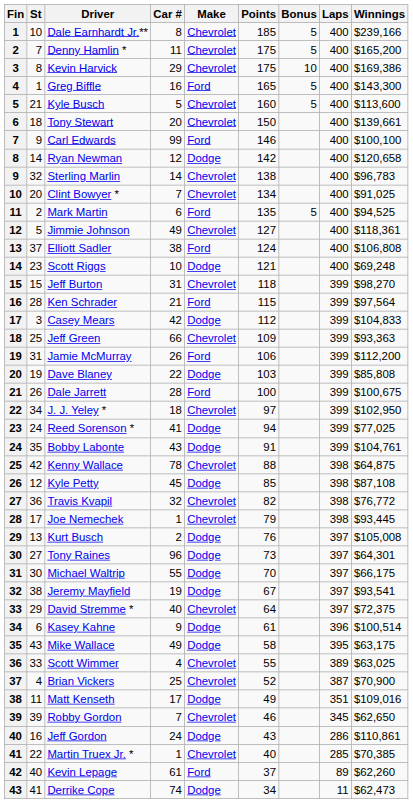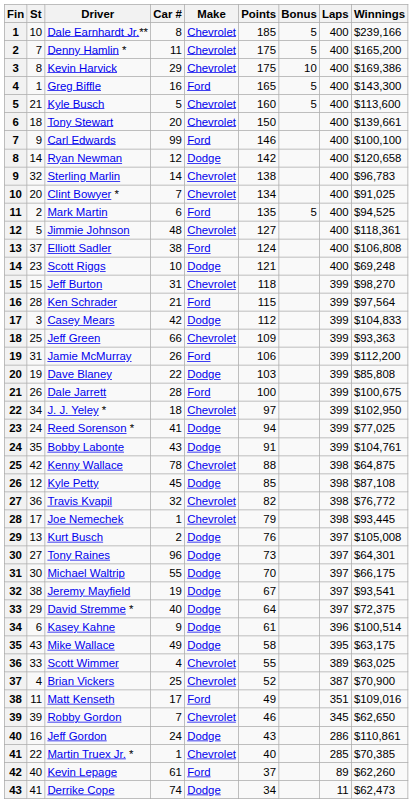(176, 230) 49 -> (176, 230) 48
(212, 609) Chevrolet -> (204, 609) Dodge
(204, 699) Dodge -> (199, 699) Ford
